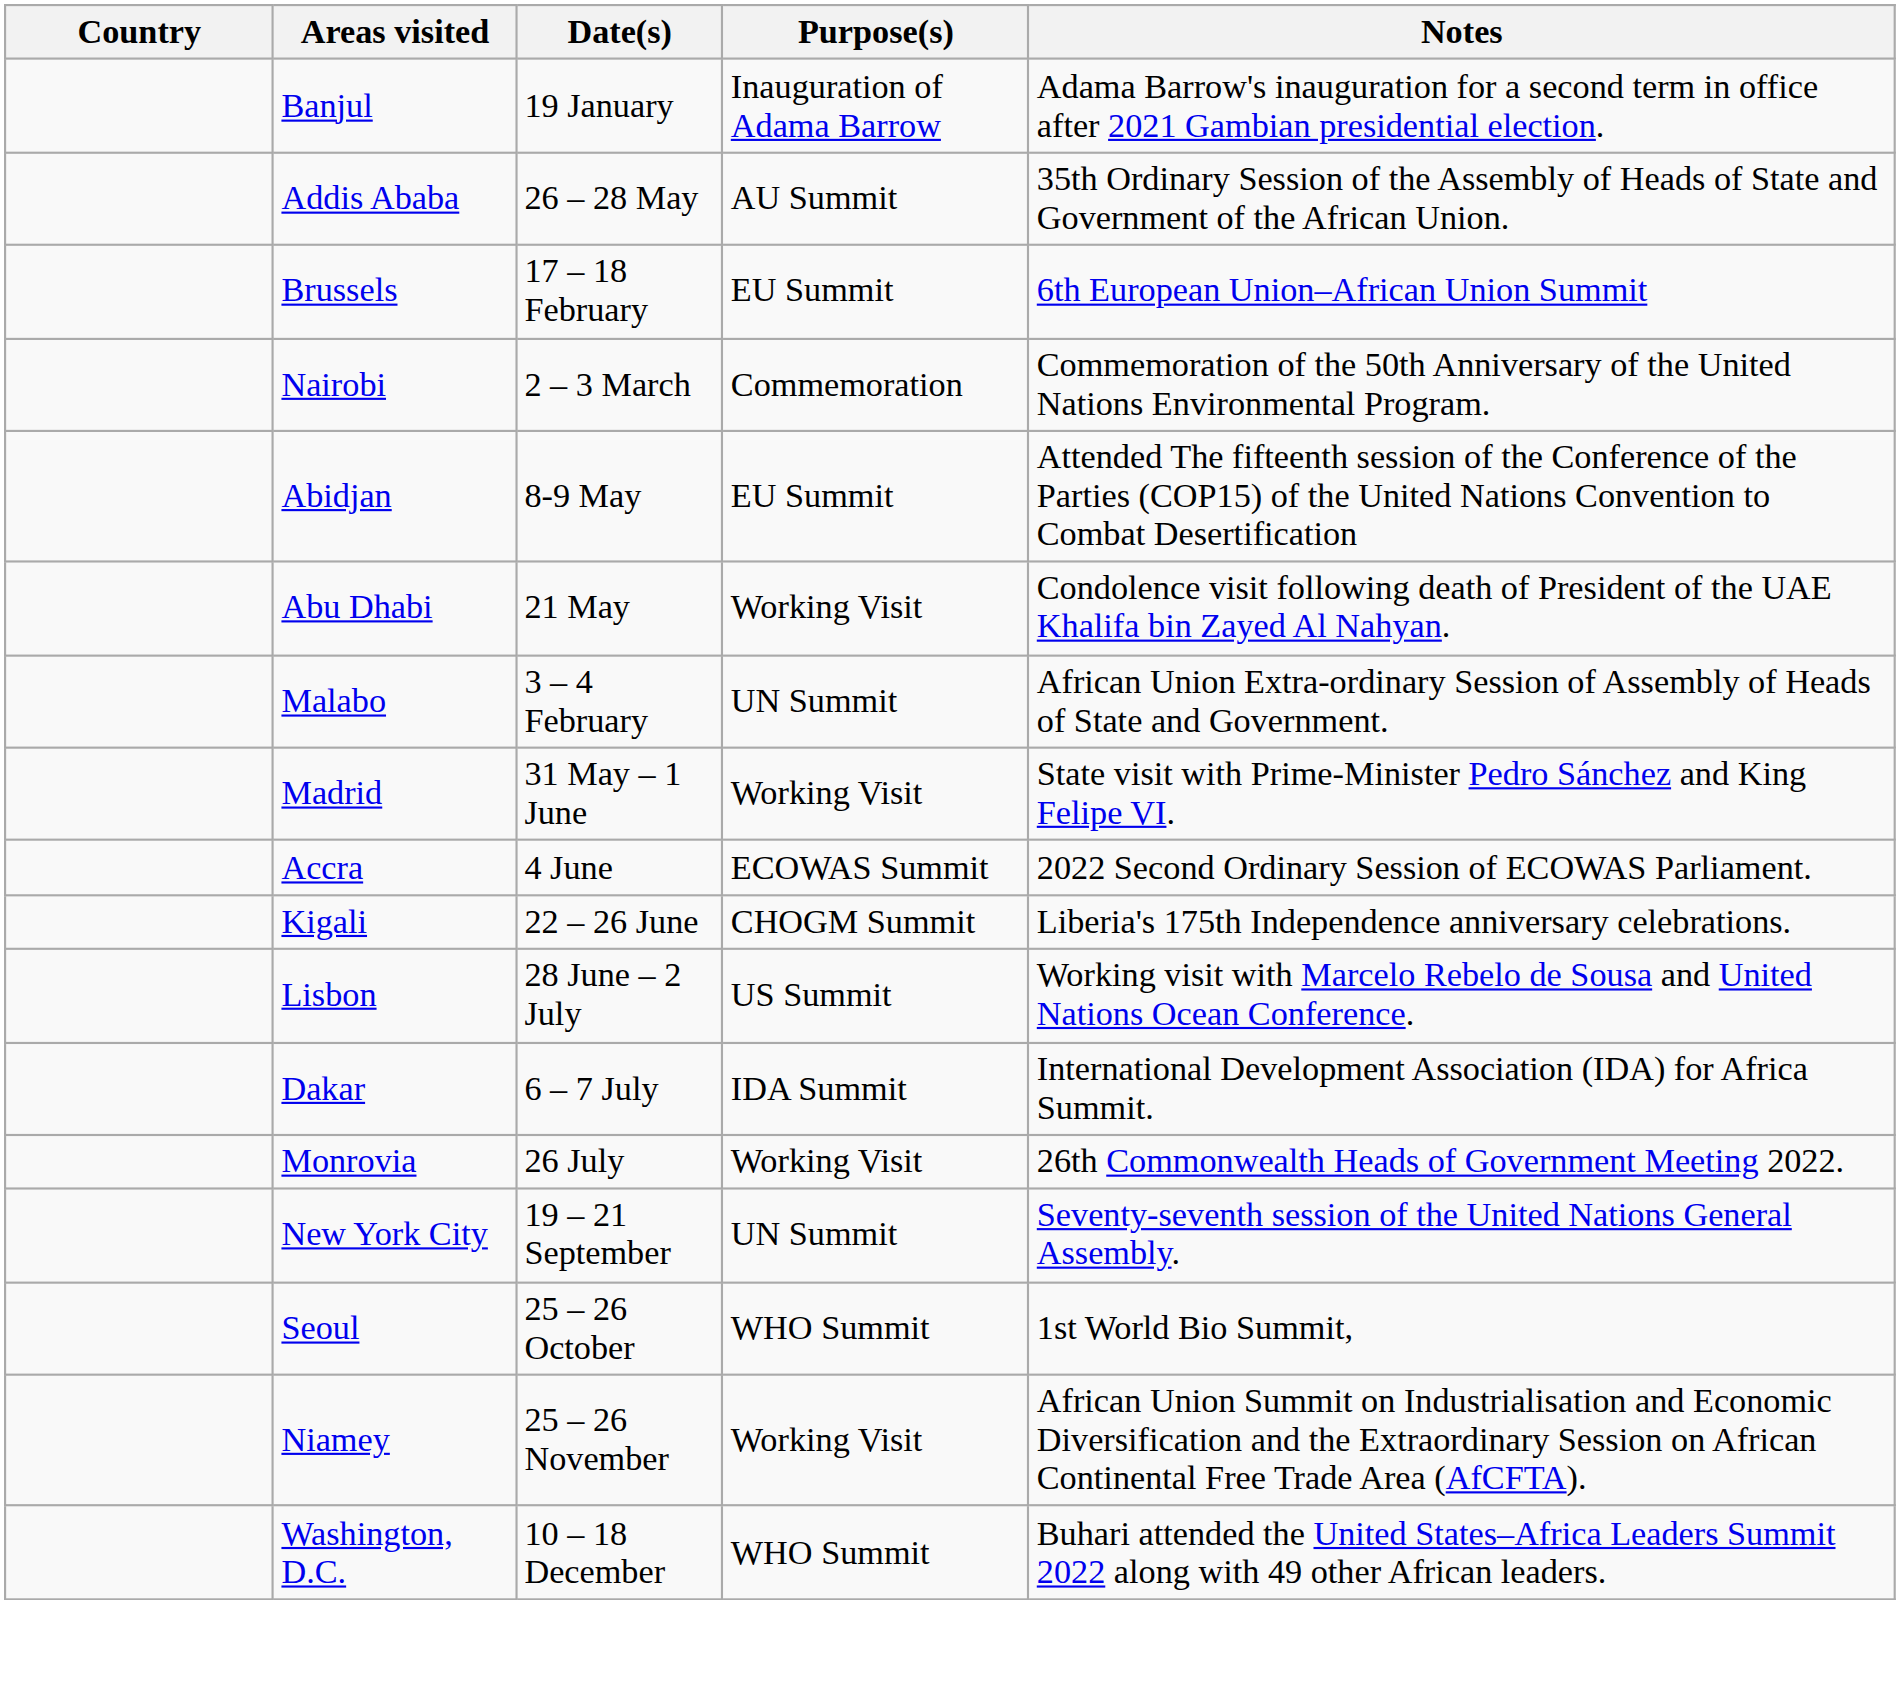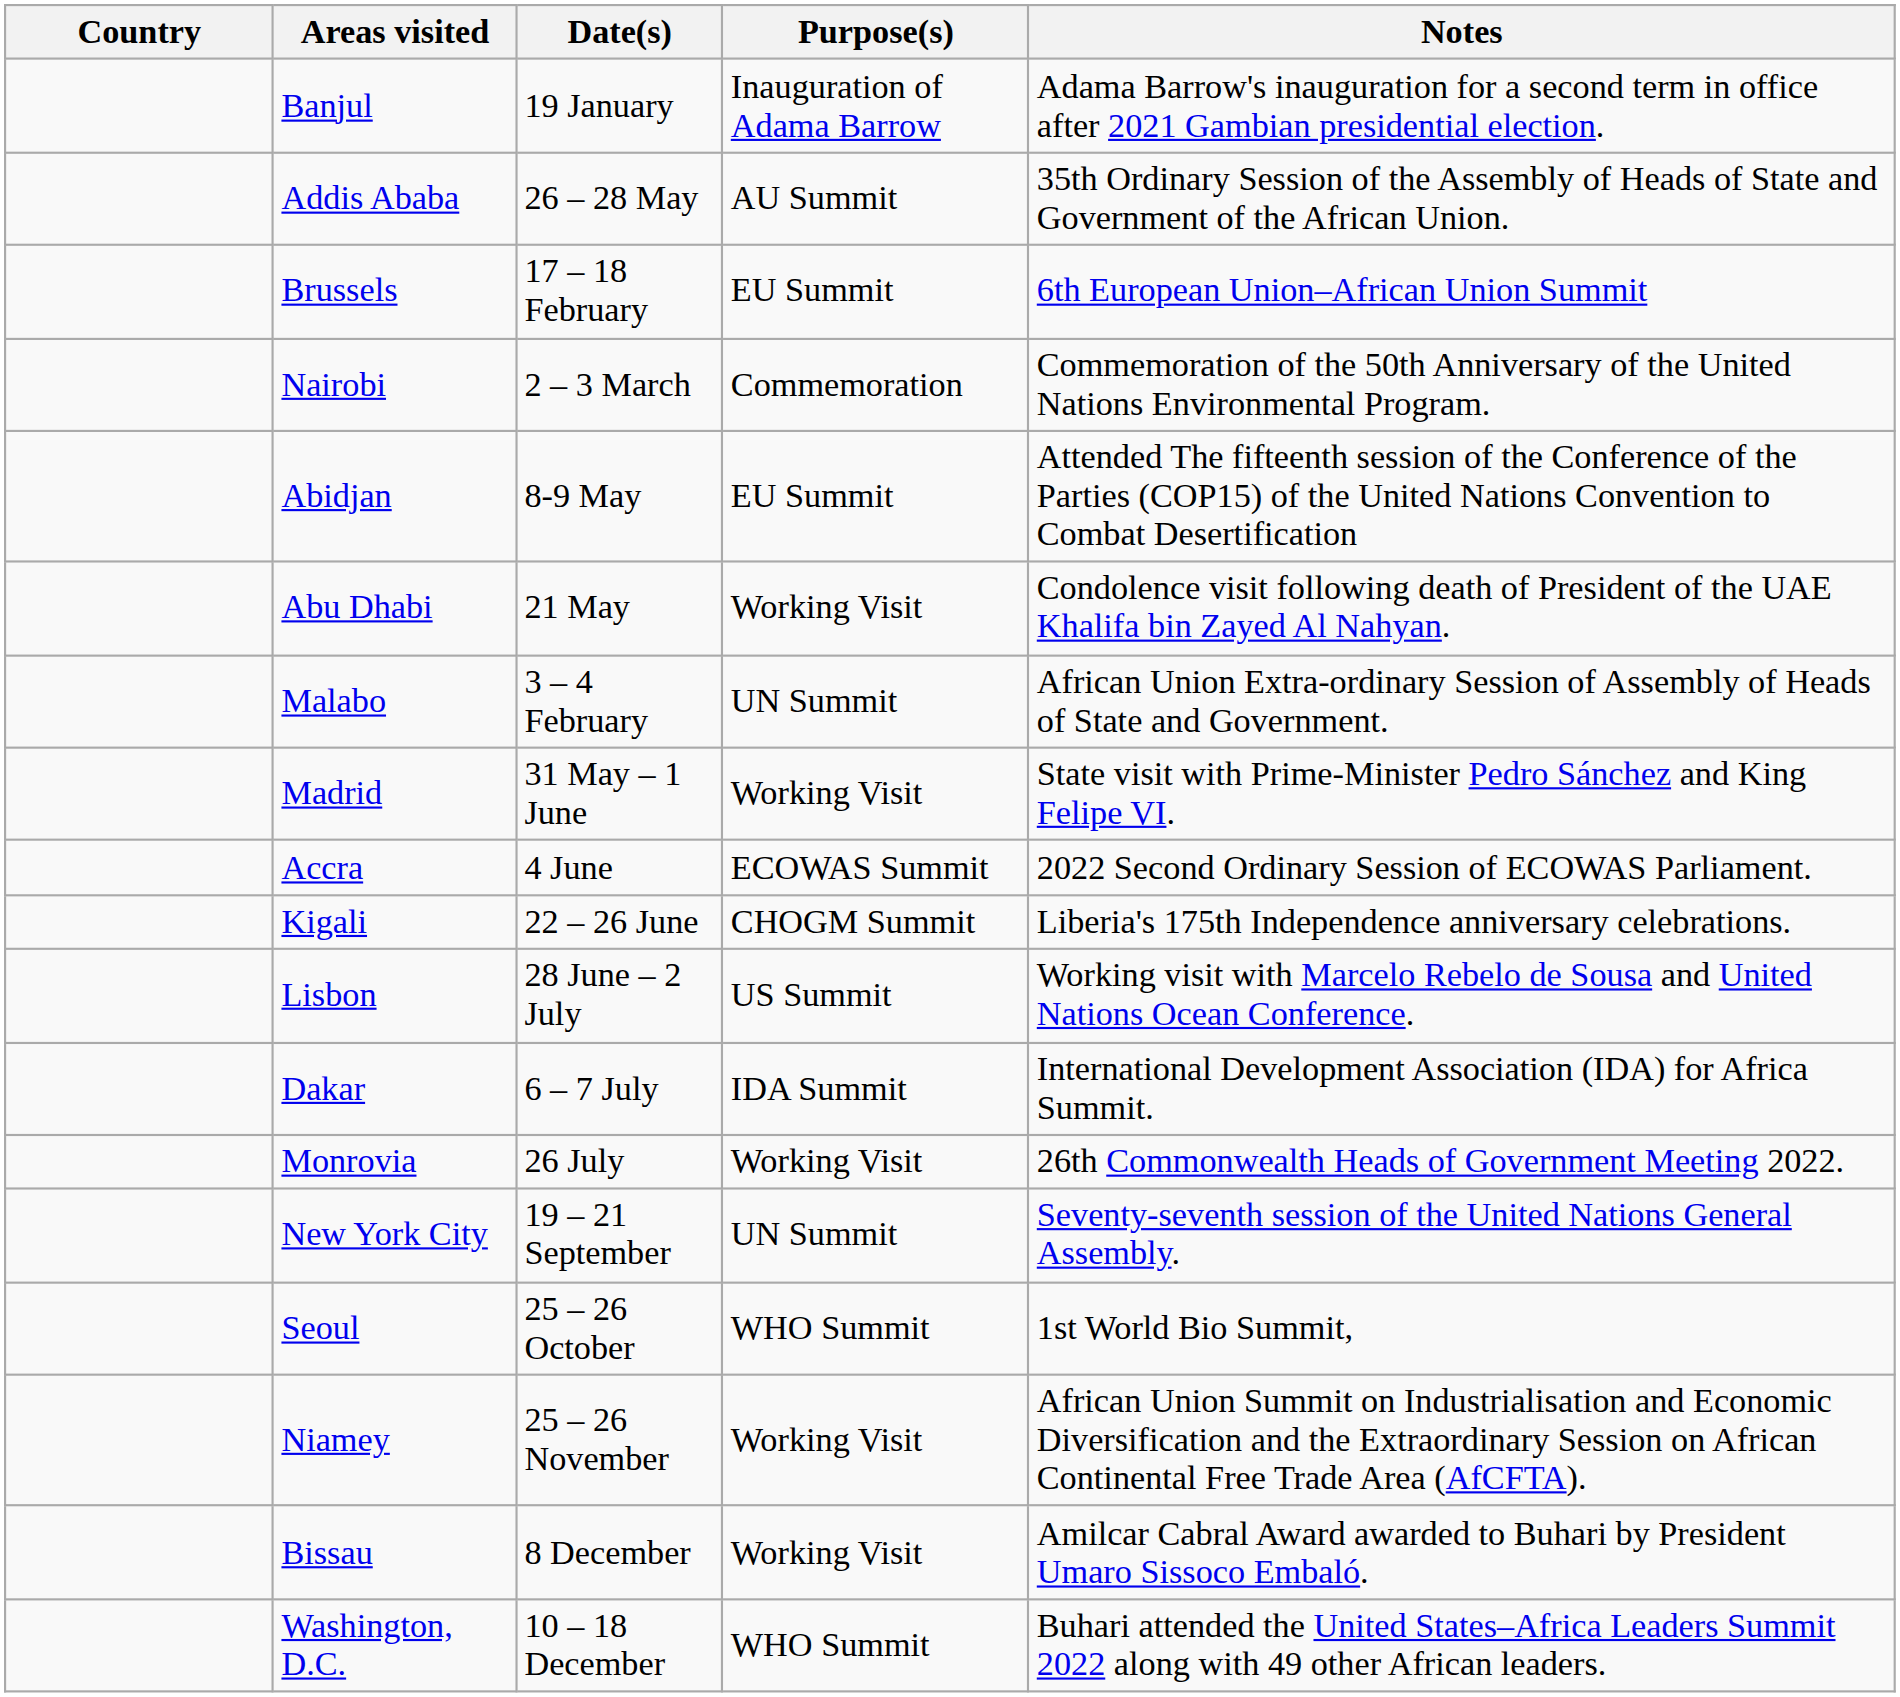+ row: (327, 1551)
